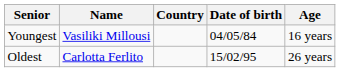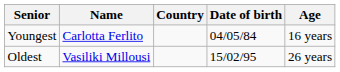(106, 35) Vasiliki Millousi -> (103, 35) Carlotta Ferlito
(103, 56) Carlotta Ferlito -> (106, 56) Vasiliki Millousi
